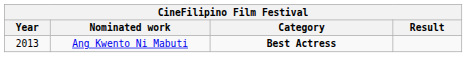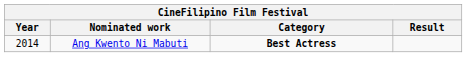(27, 44) 2013 -> (27, 44) 2014
